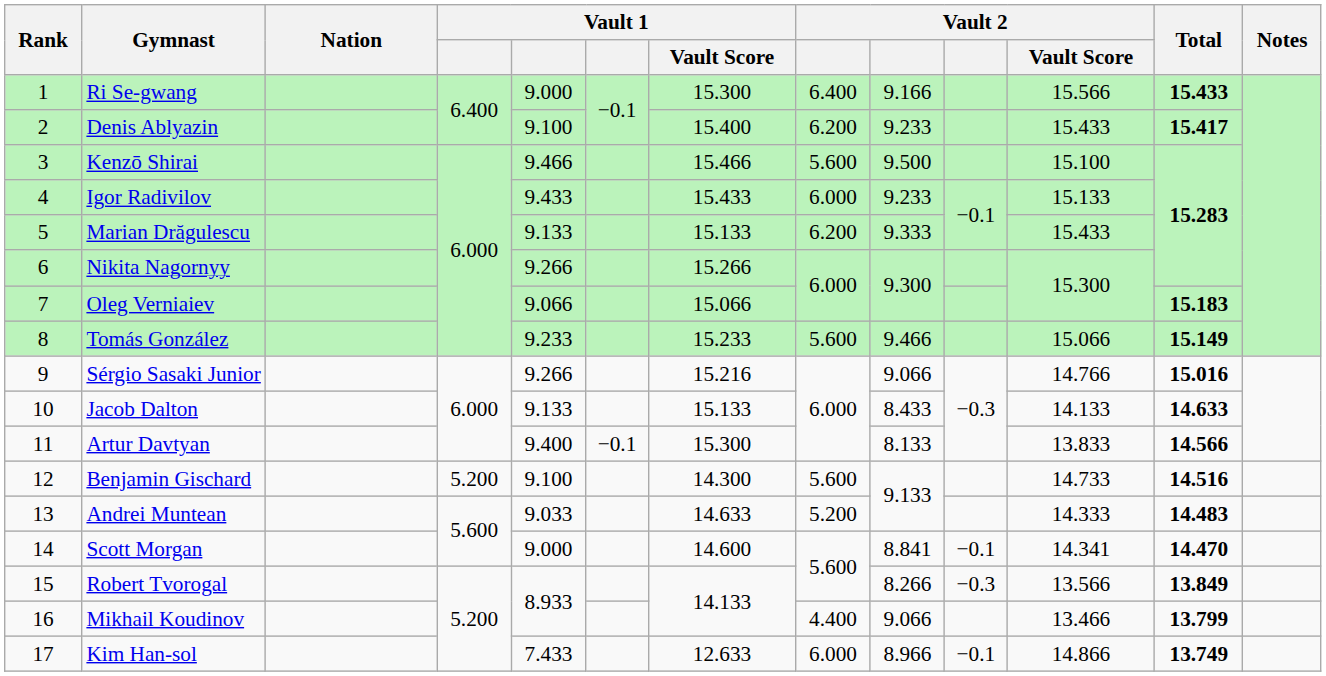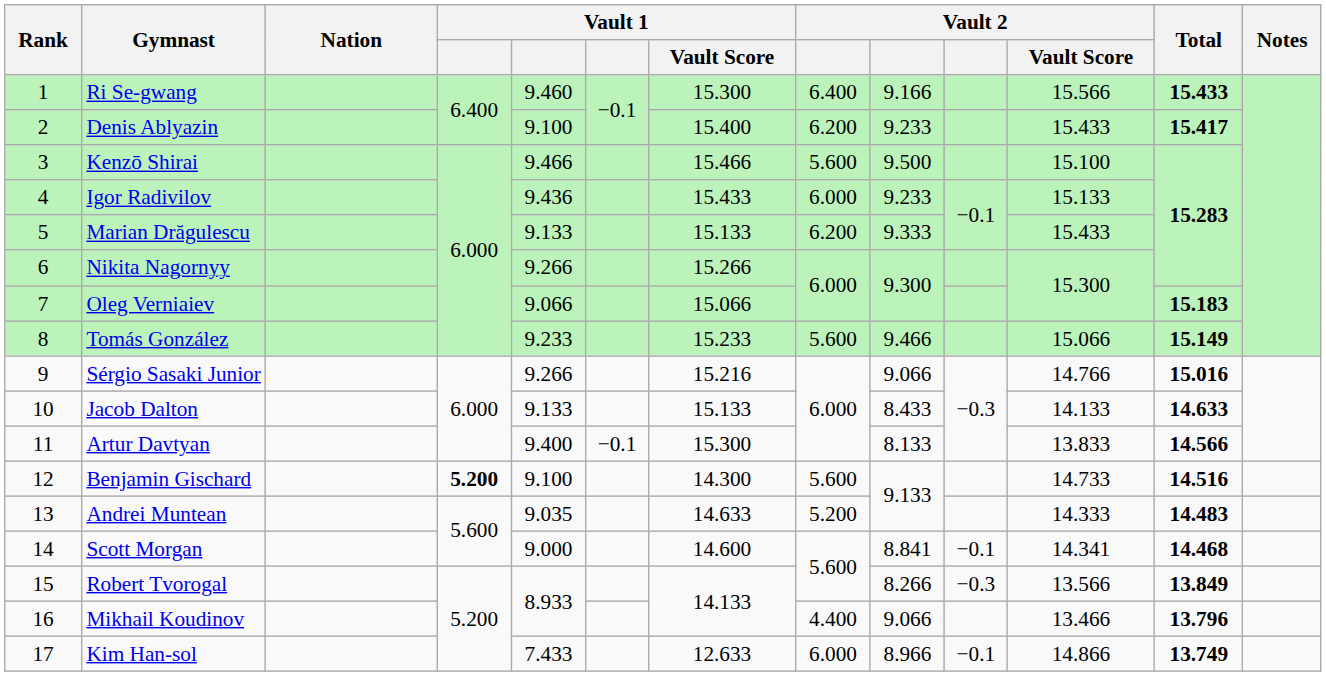(549, 92) 9.000 -> (549, 92) 9.460
(549, 197) 9.433 -> (549, 197) 9.436
(474, 478) normal -> (474, 478) bold
(549, 513) 9.033 -> (549, 513) 9.035
(1199, 548) 14.470 -> (1199, 548) 14.468
(1199, 618) 13.799 -> (1199, 618) 13.796
